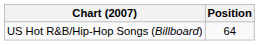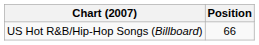(230, 31) 64 -> (230, 31) 66
